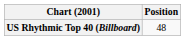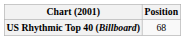(161, 27) 48 -> (161, 27) 68
